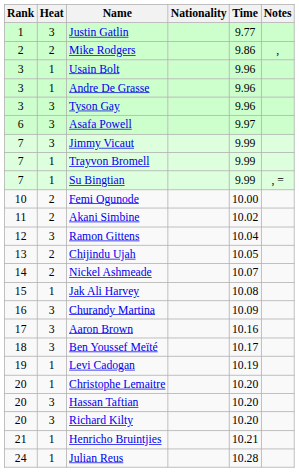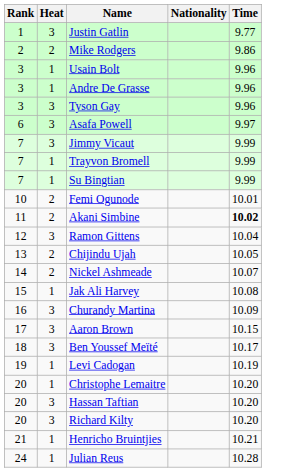- column: (278, 13)
(245, 198) 10.00 -> (245, 198) 10.01
(245, 217) normal -> (245, 217) bold
(245, 328) 10.16 -> (245, 328) 10.15
